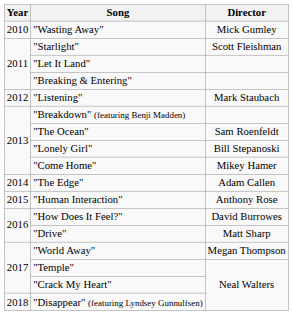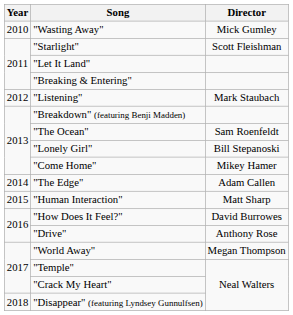(247, 200) Anthony Rose -> (247, 200) Matt Sharp
(247, 234) Matt Sharp -> (247, 234) Anthony Rose
